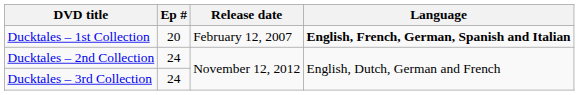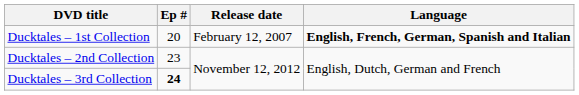(174, 57) 24 -> (174, 57) 23
(174, 79) normal -> (174, 79) bold
